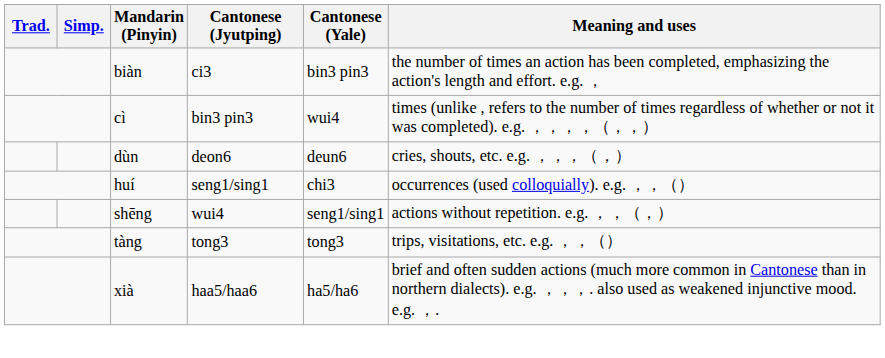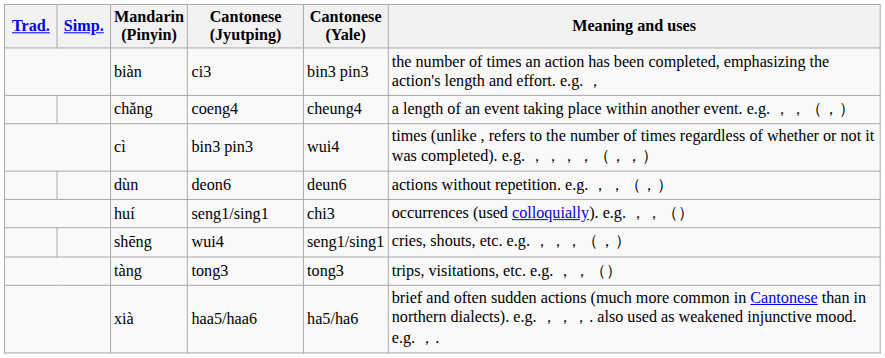+ row: (133, 109)
(511, 155) cries, shouts, etc. e.g. ，，，（，） -> (532, 184) actions without repetition. e.g. ，，（，）
(532, 213) actions without repetition. e.g. ，，（，） -> (511, 241) cries, shouts, etc. e.g. ，，，（，）
